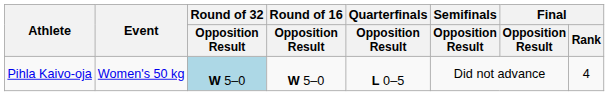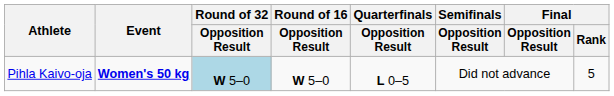(141, 74) normal -> (144, 74) bold
(586, 74) 4 -> (591, 74) 5
